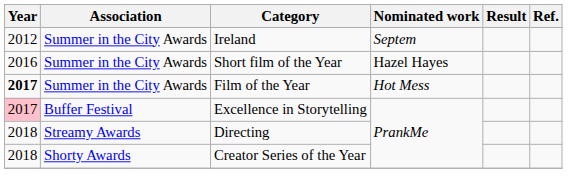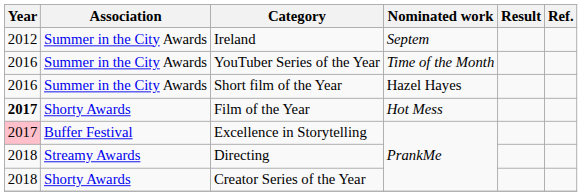+ row: (297, 62)
(126, 86) Summer in the City Awards -> (87, 109) Shorty Awards
